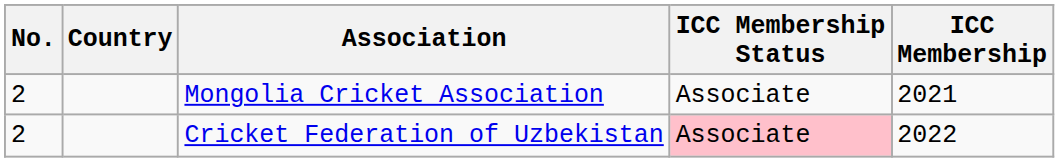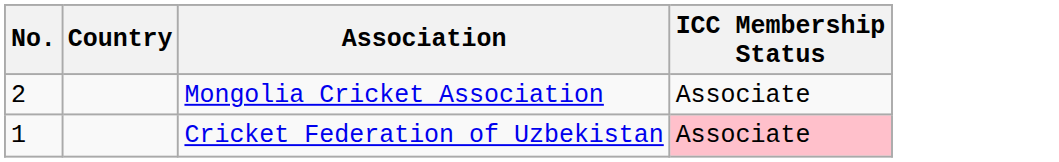- column: (972, 40)
(18, 135) 2 -> (18, 135) 1
